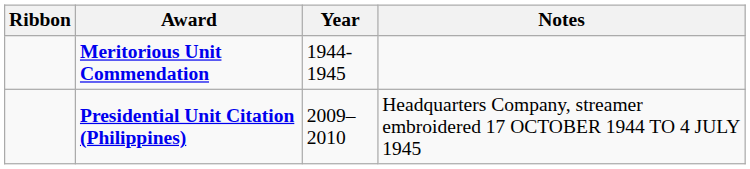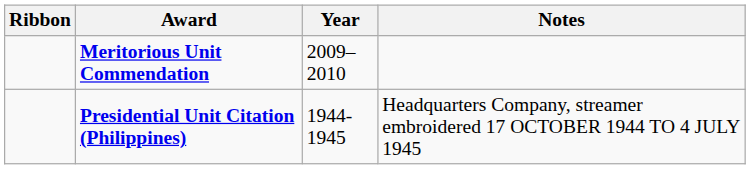(330, 62) 1944-1945 -> (331, 62) 2009–2010
(331, 126) 2009–2010 -> (330, 126) 1944-1945
